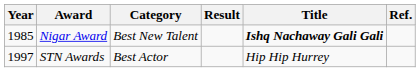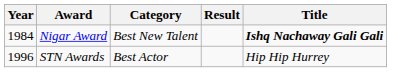- column: (401, 14)
(21, 35) 1985 -> (21, 35) 1984
(21, 56) 1997 -> (21, 56) 1996
